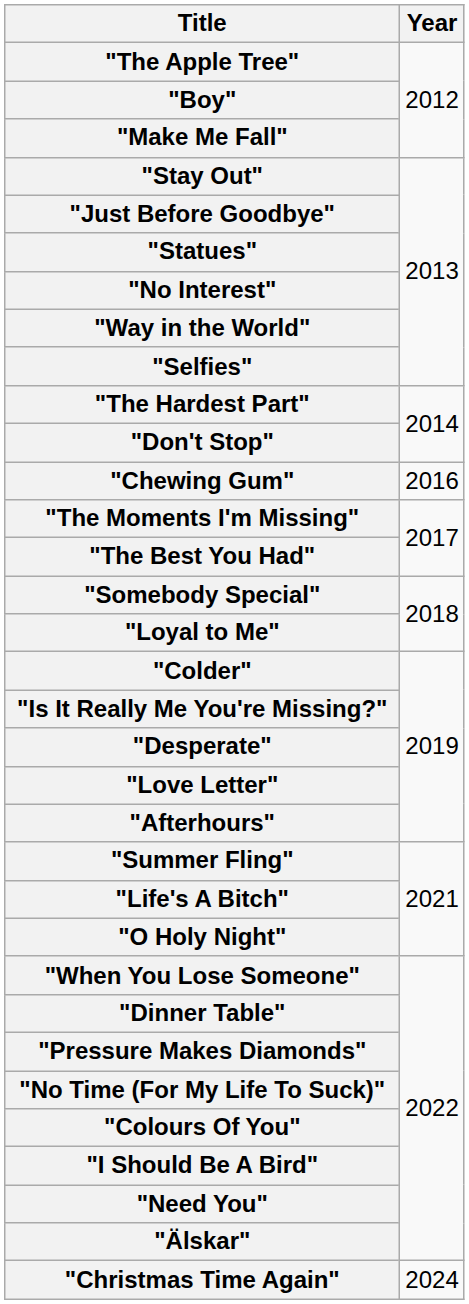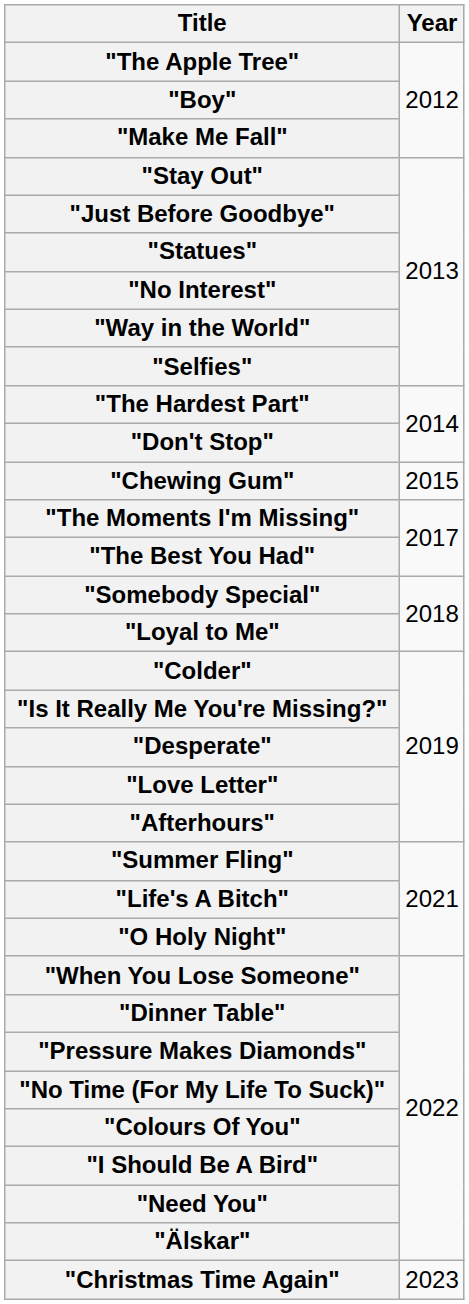(432, 480) 2016 -> (432, 480) 2015
(432, 1279) 2024 -> (432, 1279) 2023
